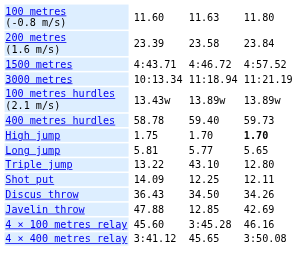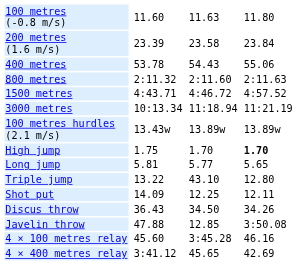+ row: (36, 64)
+ row: (36, 79)
- row: (60, 120)
(259, 209) 42.69 -> (265, 224) 3:50.08
(265, 239) 3:50.08 -> (259, 254) 42.69
